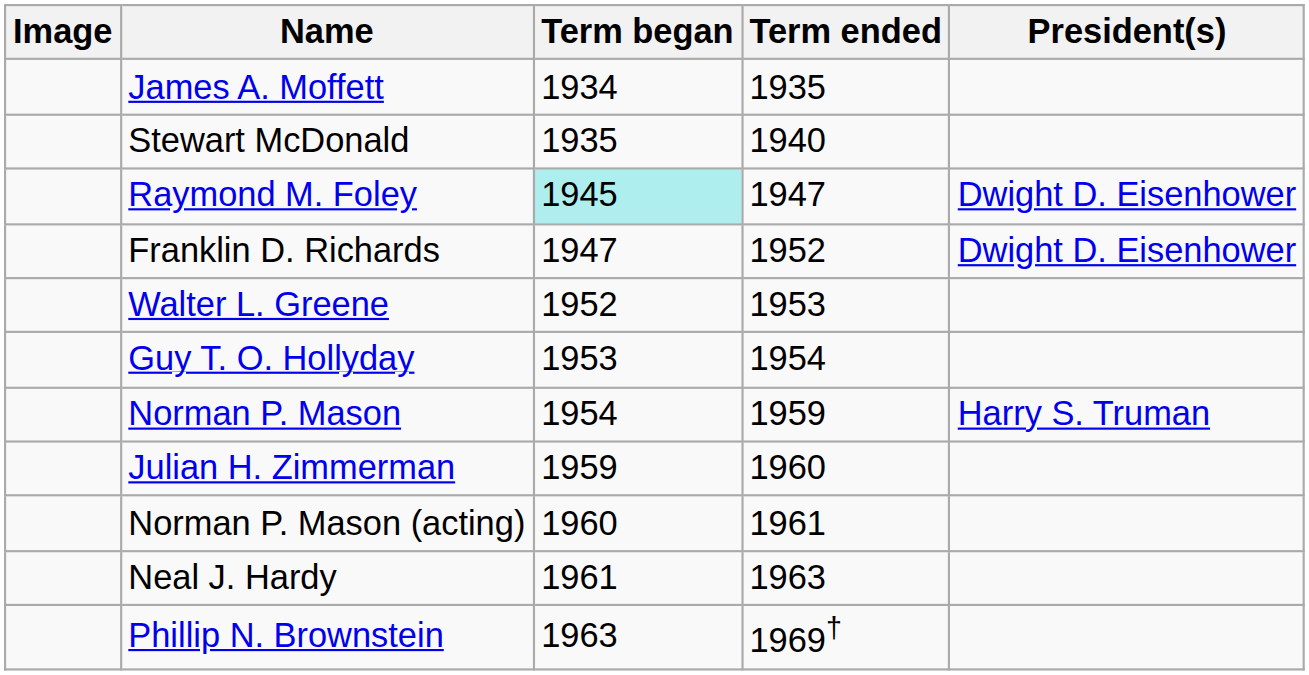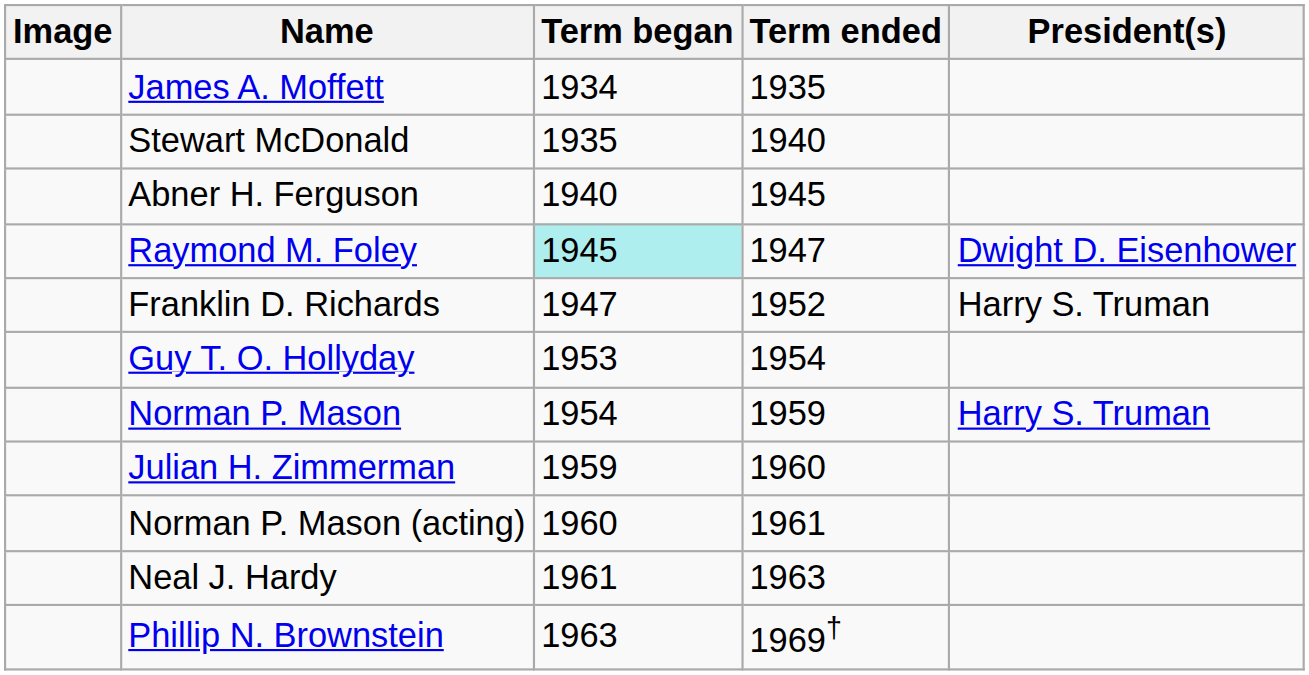+ row: (274, 195)
(1127, 250) Dwight D. Eisenhower -> (1084, 304) Harry S. Truman
- row: (259, 304)
